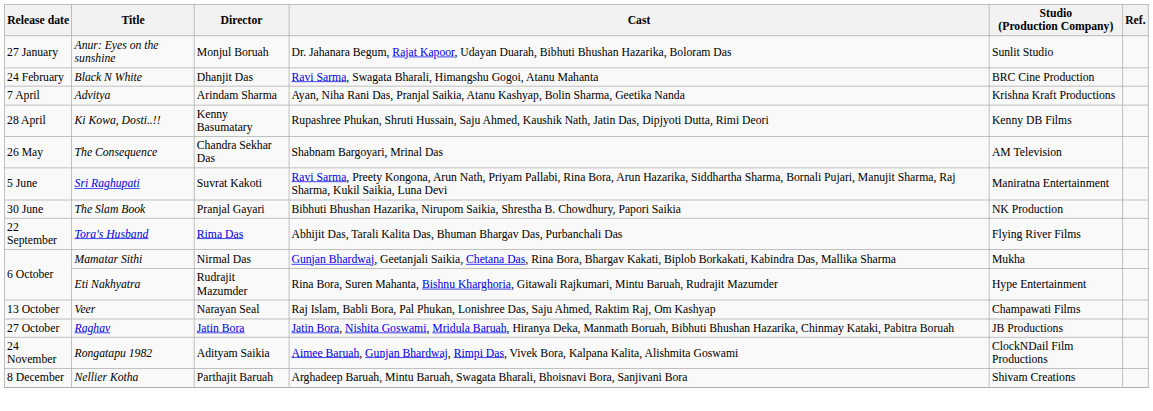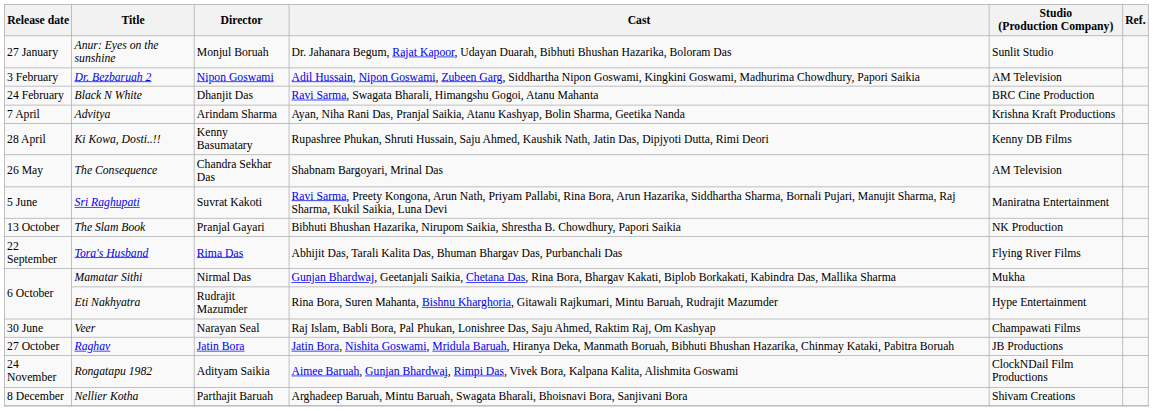+ row: (113, 77)
(25, 209) 30 June -> (33, 227) 13 October
(33, 309) 13 October -> (25, 328) 30 June
